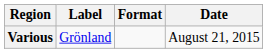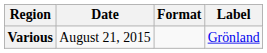columns swapped: (214, 15) <-> (85, 15)
